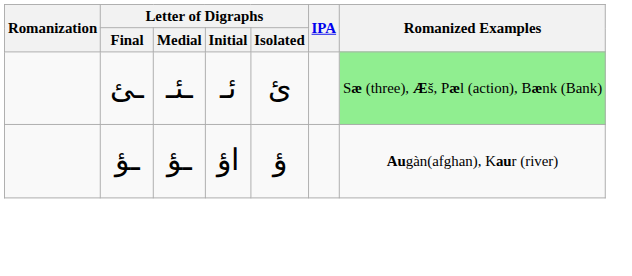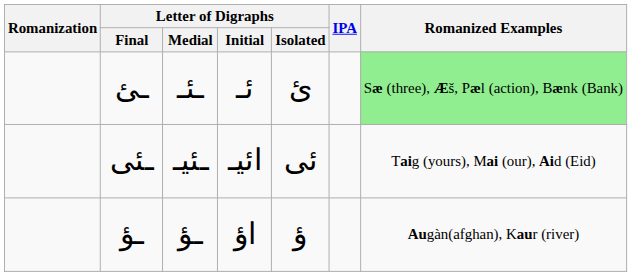+ row: (132, 161)
